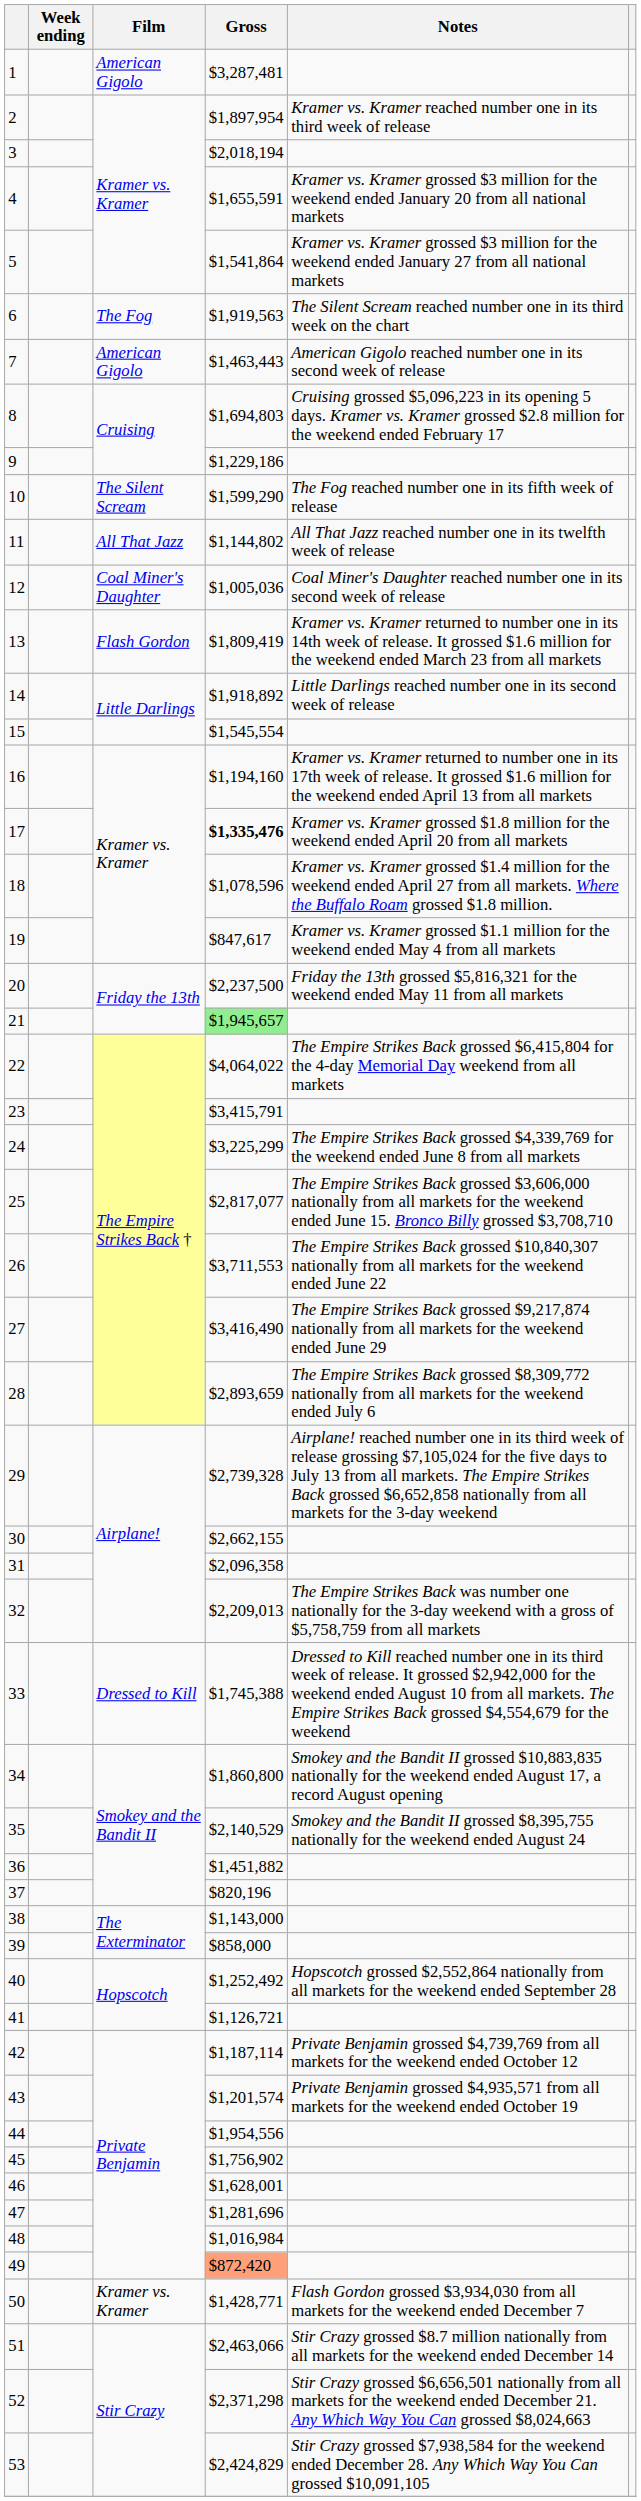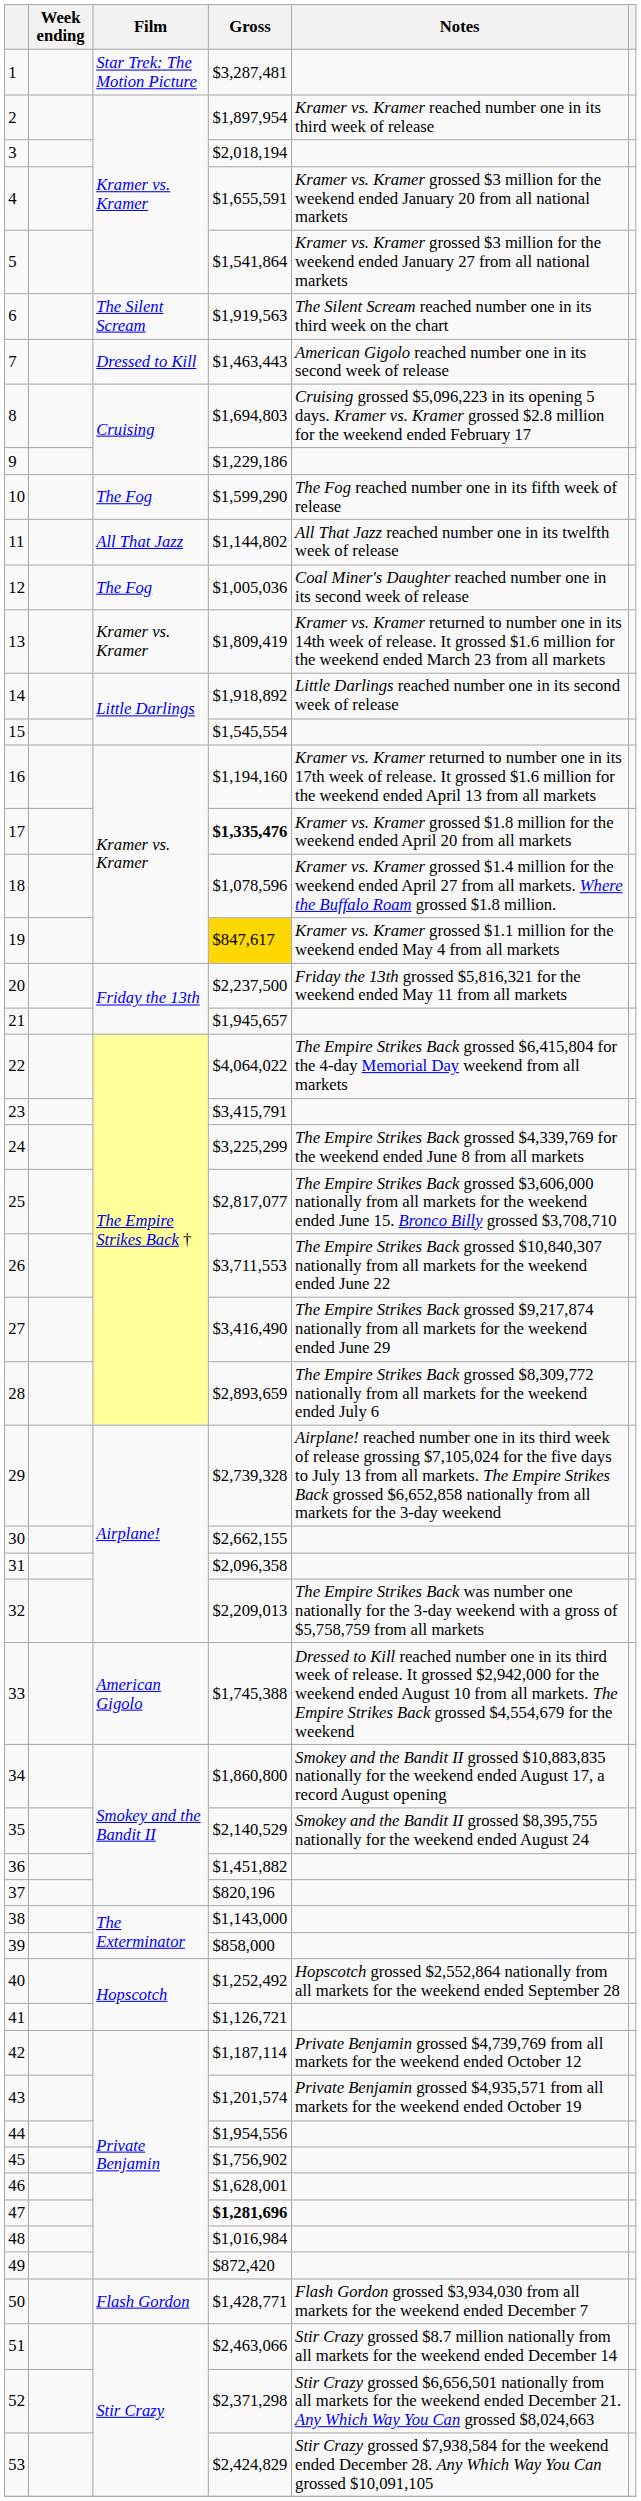(129, 72) American Gigolo -> (147, 72) Star Trek: The Motion Picture
(124, 316) The Fog -> (130, 316) The Silent Scream
(129, 361) American Gigolo -> (146, 361) Dressed to Kill
(130, 496) The Silent Scream -> (124, 496) The Fog
(140, 587) Coal Miner's Daughter -> (124, 587) The Fog
(143, 641) Flash Gordon -> (133, 641) Kramer vs. Kramer
(240, 940) no background -> (244, 940) gold background
(246, 1021) lightgreen background -> (250, 1021) no background
(146, 1693) Dressed to Kill -> (129, 1693) American Gigolo
(246, 2212) normal -> (250, 2212) bold
(240, 2265) lightsalmon background -> (244, 2265) no background
(133, 2301) Kramer vs. Kramer -> (143, 2301) Flash Gordon
